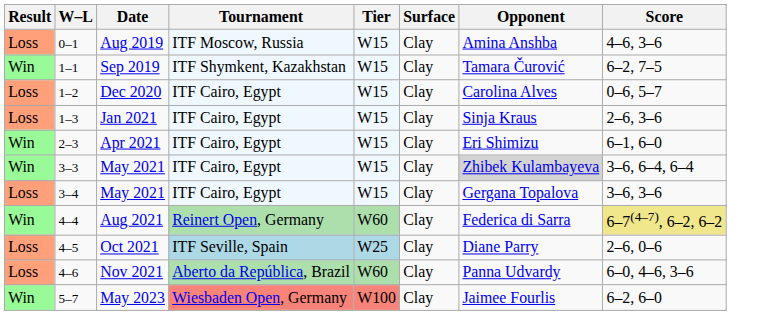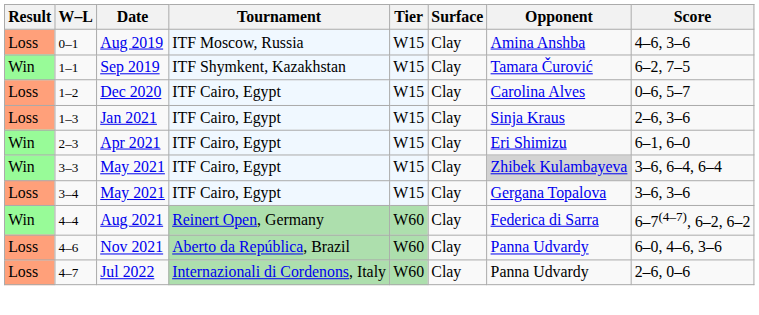(664, 220) khaki background -> (693, 220) no background
- row: (68, 248)
+ row: (68, 273)
- row: (68, 298)
